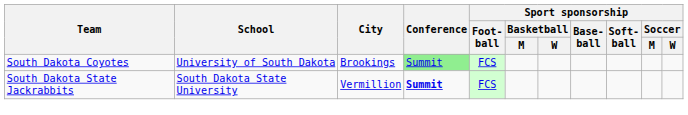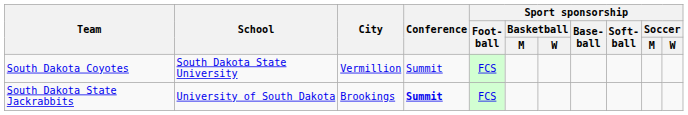(256, 62) University of South Dakota -> (231, 68) South Dakota State University
(368, 62) Brookings -> (371, 68) Vermillion
(424, 62) lightgreen background -> (424, 68) no background
(231, 85) South Dakota State University -> (256, 96) University of South Dakota
(371, 85) Vermillion -> (368, 96) Brookings
